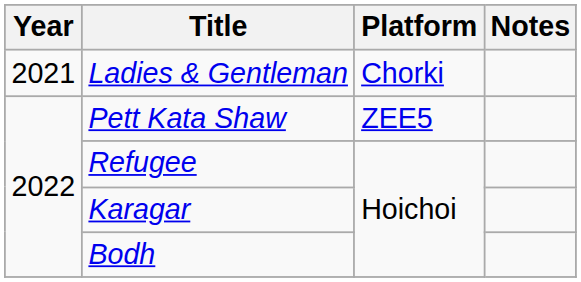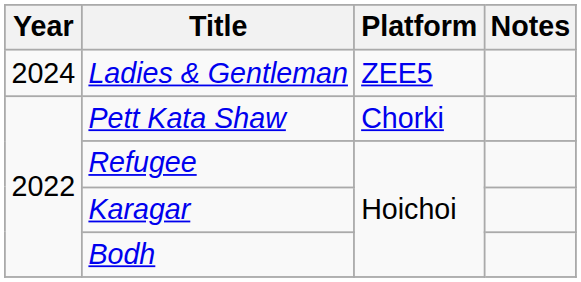(43, 72) 2021 -> (43, 72) 2024
(403, 72) Chorki -> (397, 72) ZEE5
(397, 118) ZEE5 -> (403, 118) Chorki
